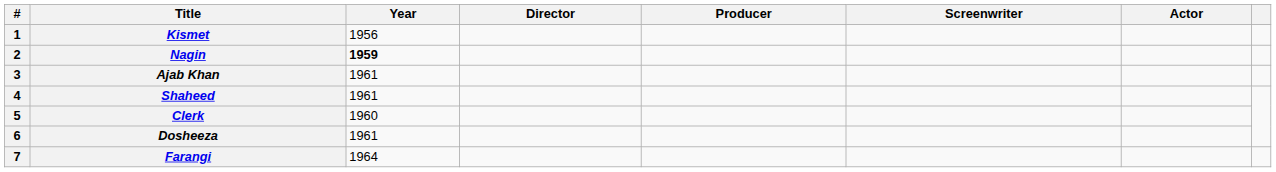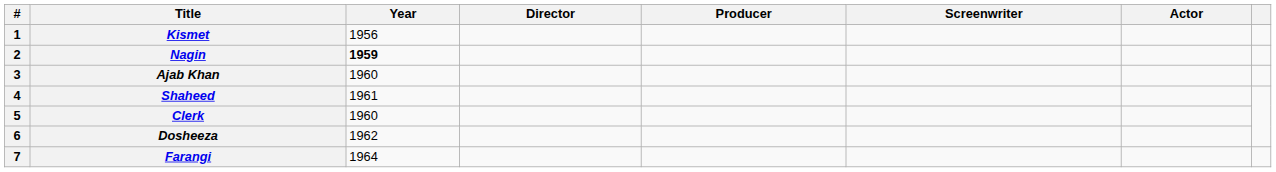(364, 75) 1961 -> (364, 75) 1960
(364, 136) 1961 -> (364, 136) 1962
